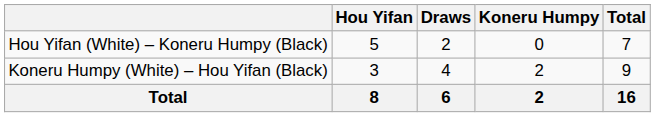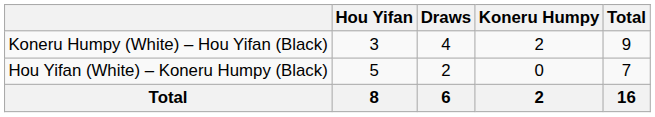rows swapped: (168, 44) <-> (168, 71)
